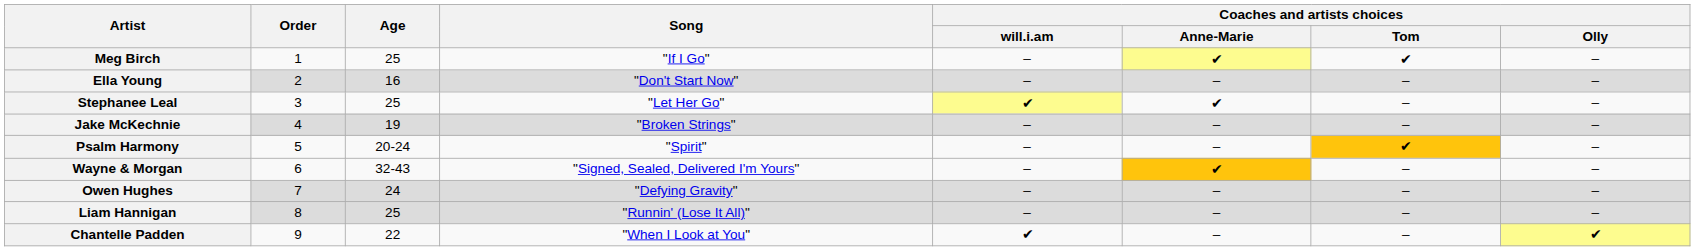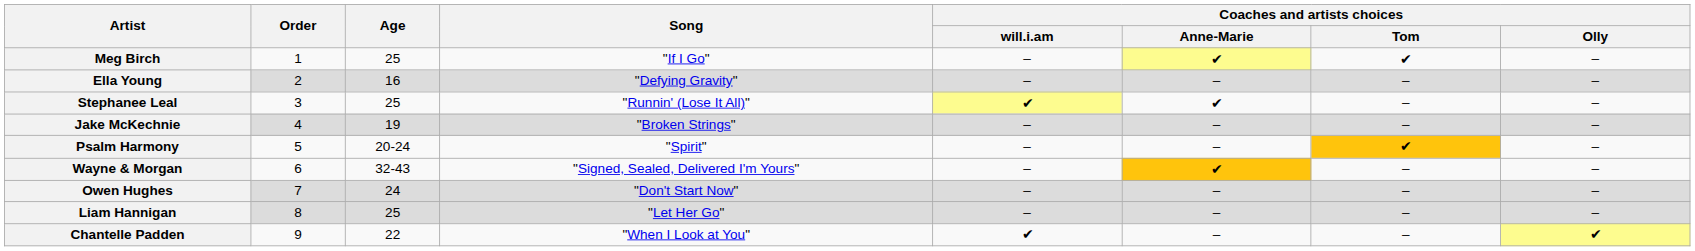(686, 80) "Don't Start Now" -> (686, 80) "Defying Gravity"
(686, 102) "Let Her Go" -> (686, 102) "Runnin' (Lose It All)"
(686, 191) "Defying Gravity" -> (686, 191) "Don't Start Now"
(686, 212) "Runnin' (Lose It All)" -> (686, 212) "Let Her Go"
